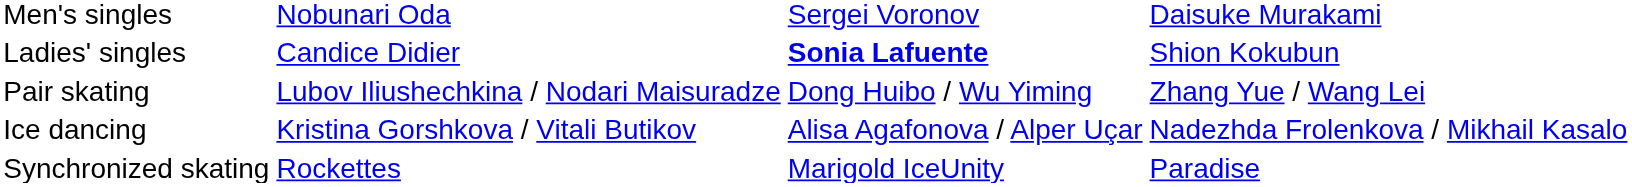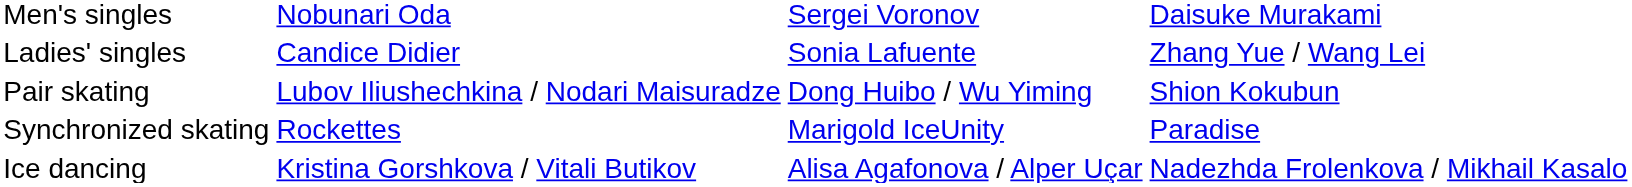(888, 53) bold -> (882, 53) normal
(1245, 53) Shion Kokubun -> (1287, 53) Zhang Yue / Wang Lei
(1287, 91) Zhang Yue / Wang Lei -> (1245, 91) Shion Kokubun
rows swapped: (75, 130) <-> (136, 168)
